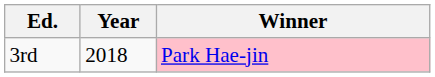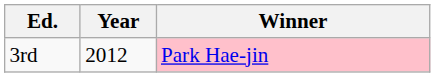(106, 54) 2018 -> (106, 54) 2012
